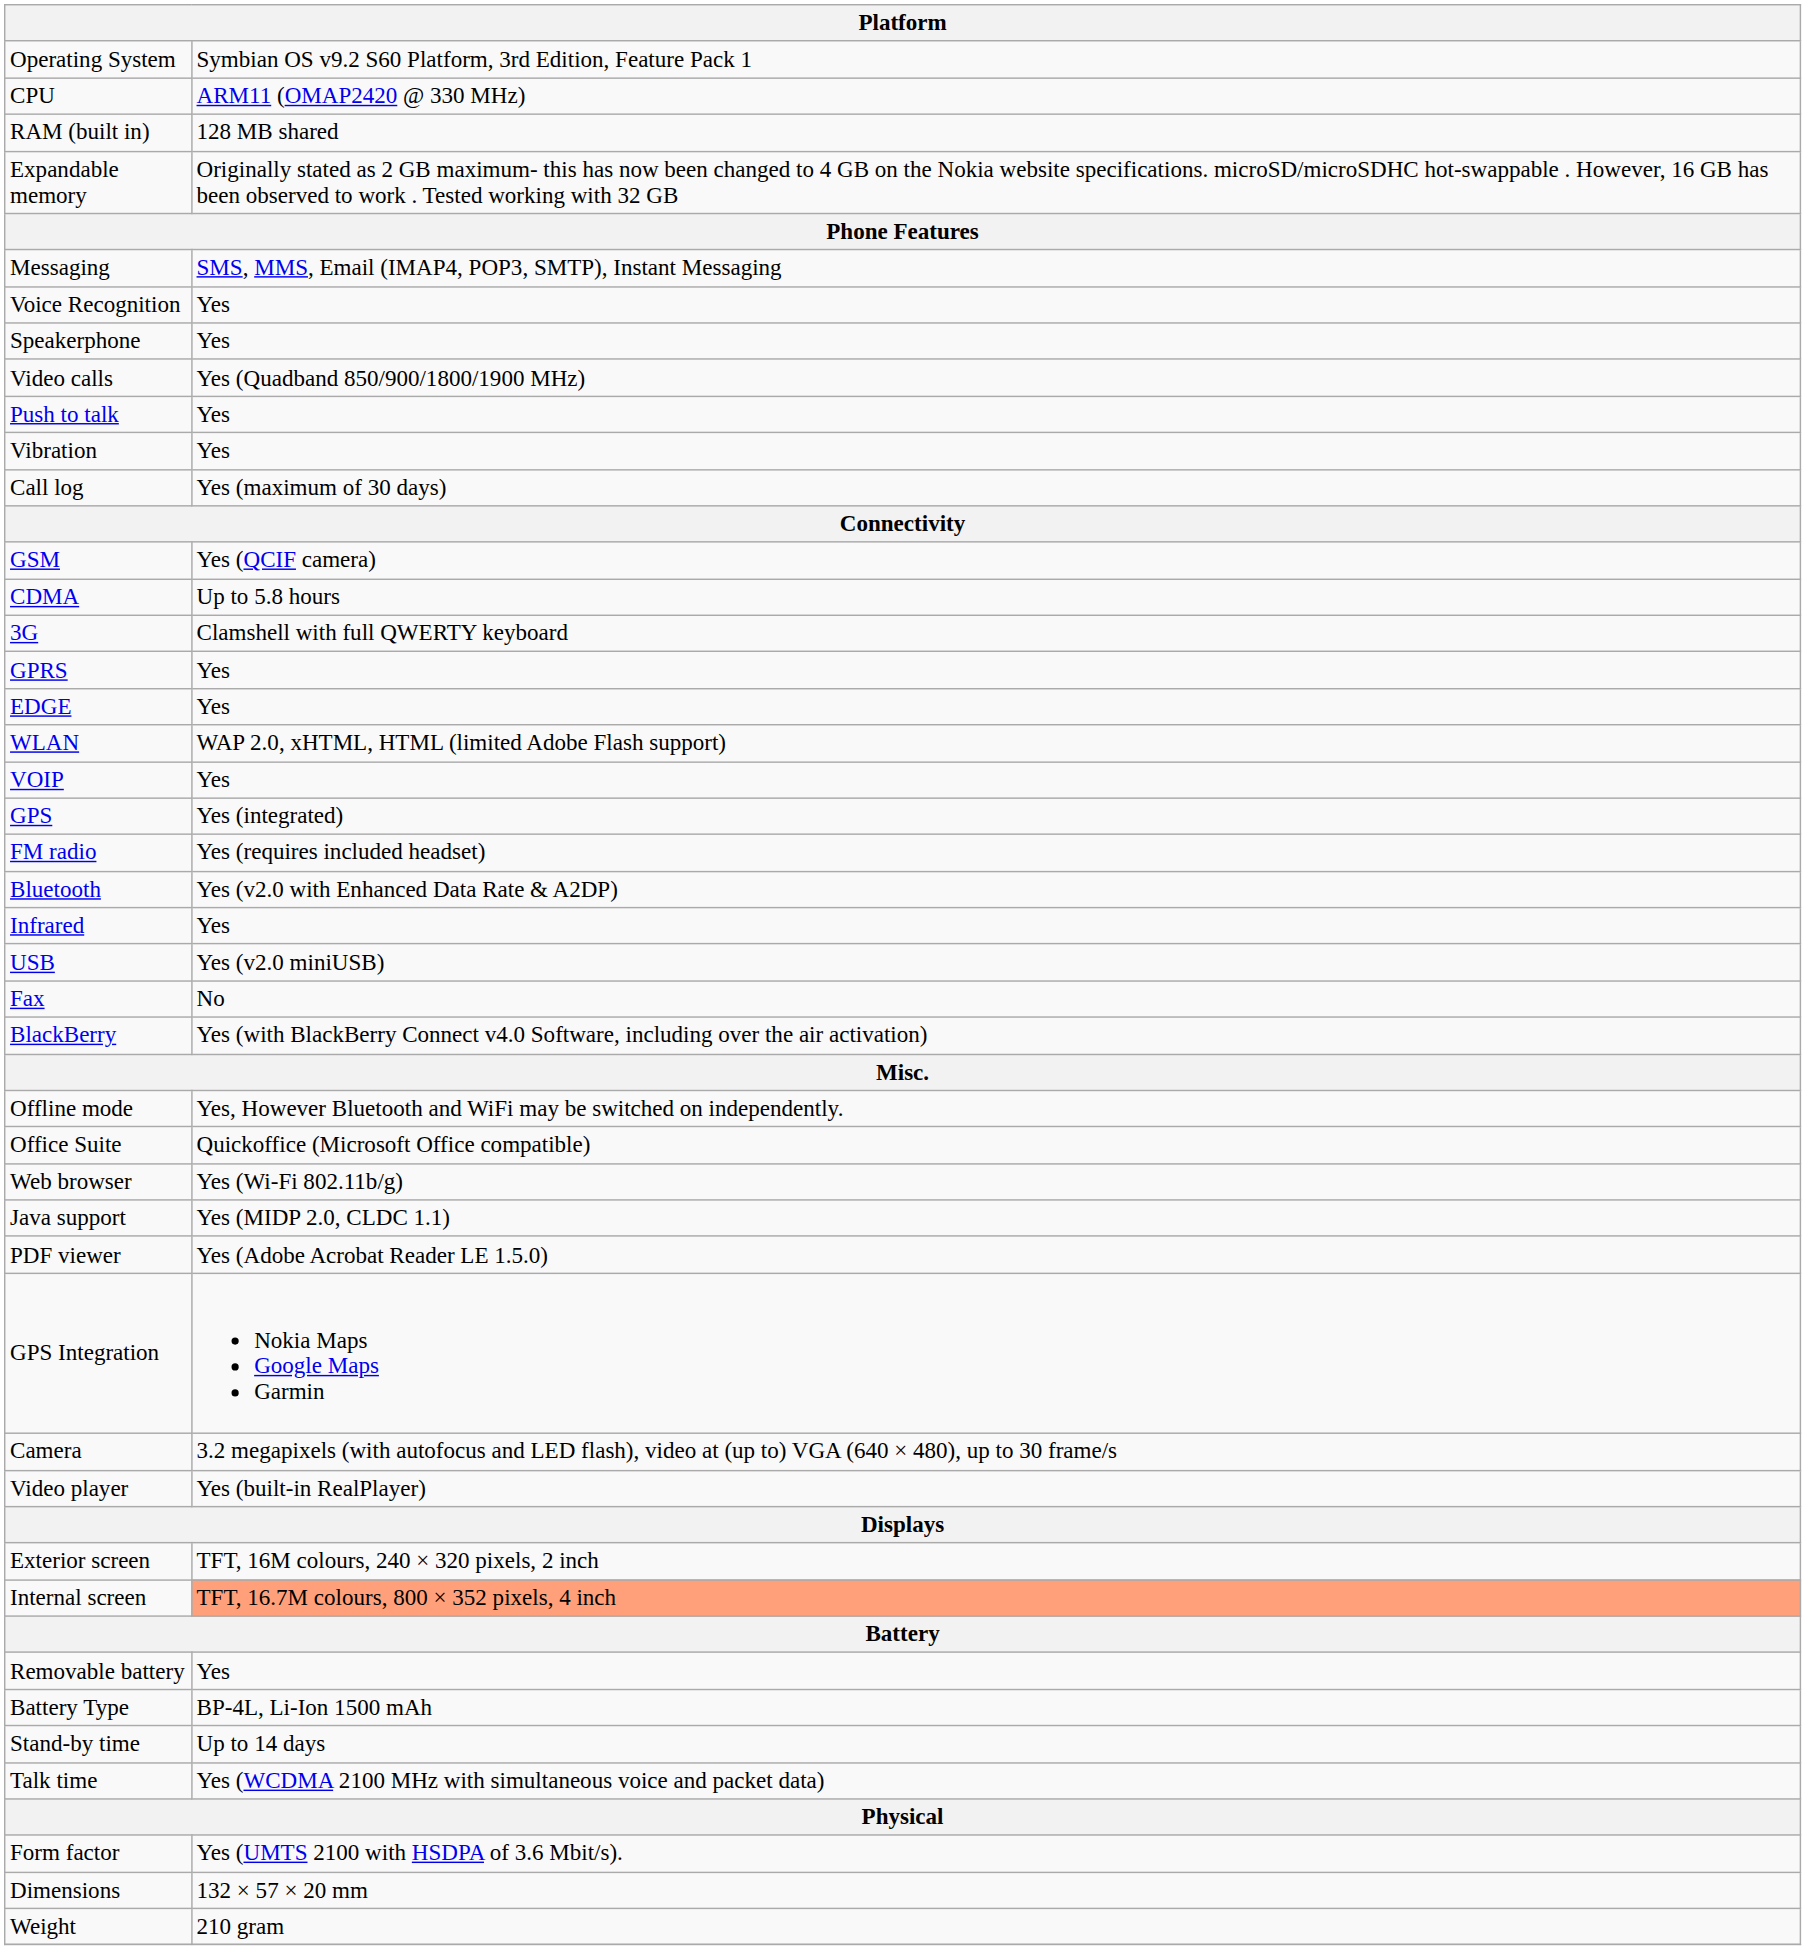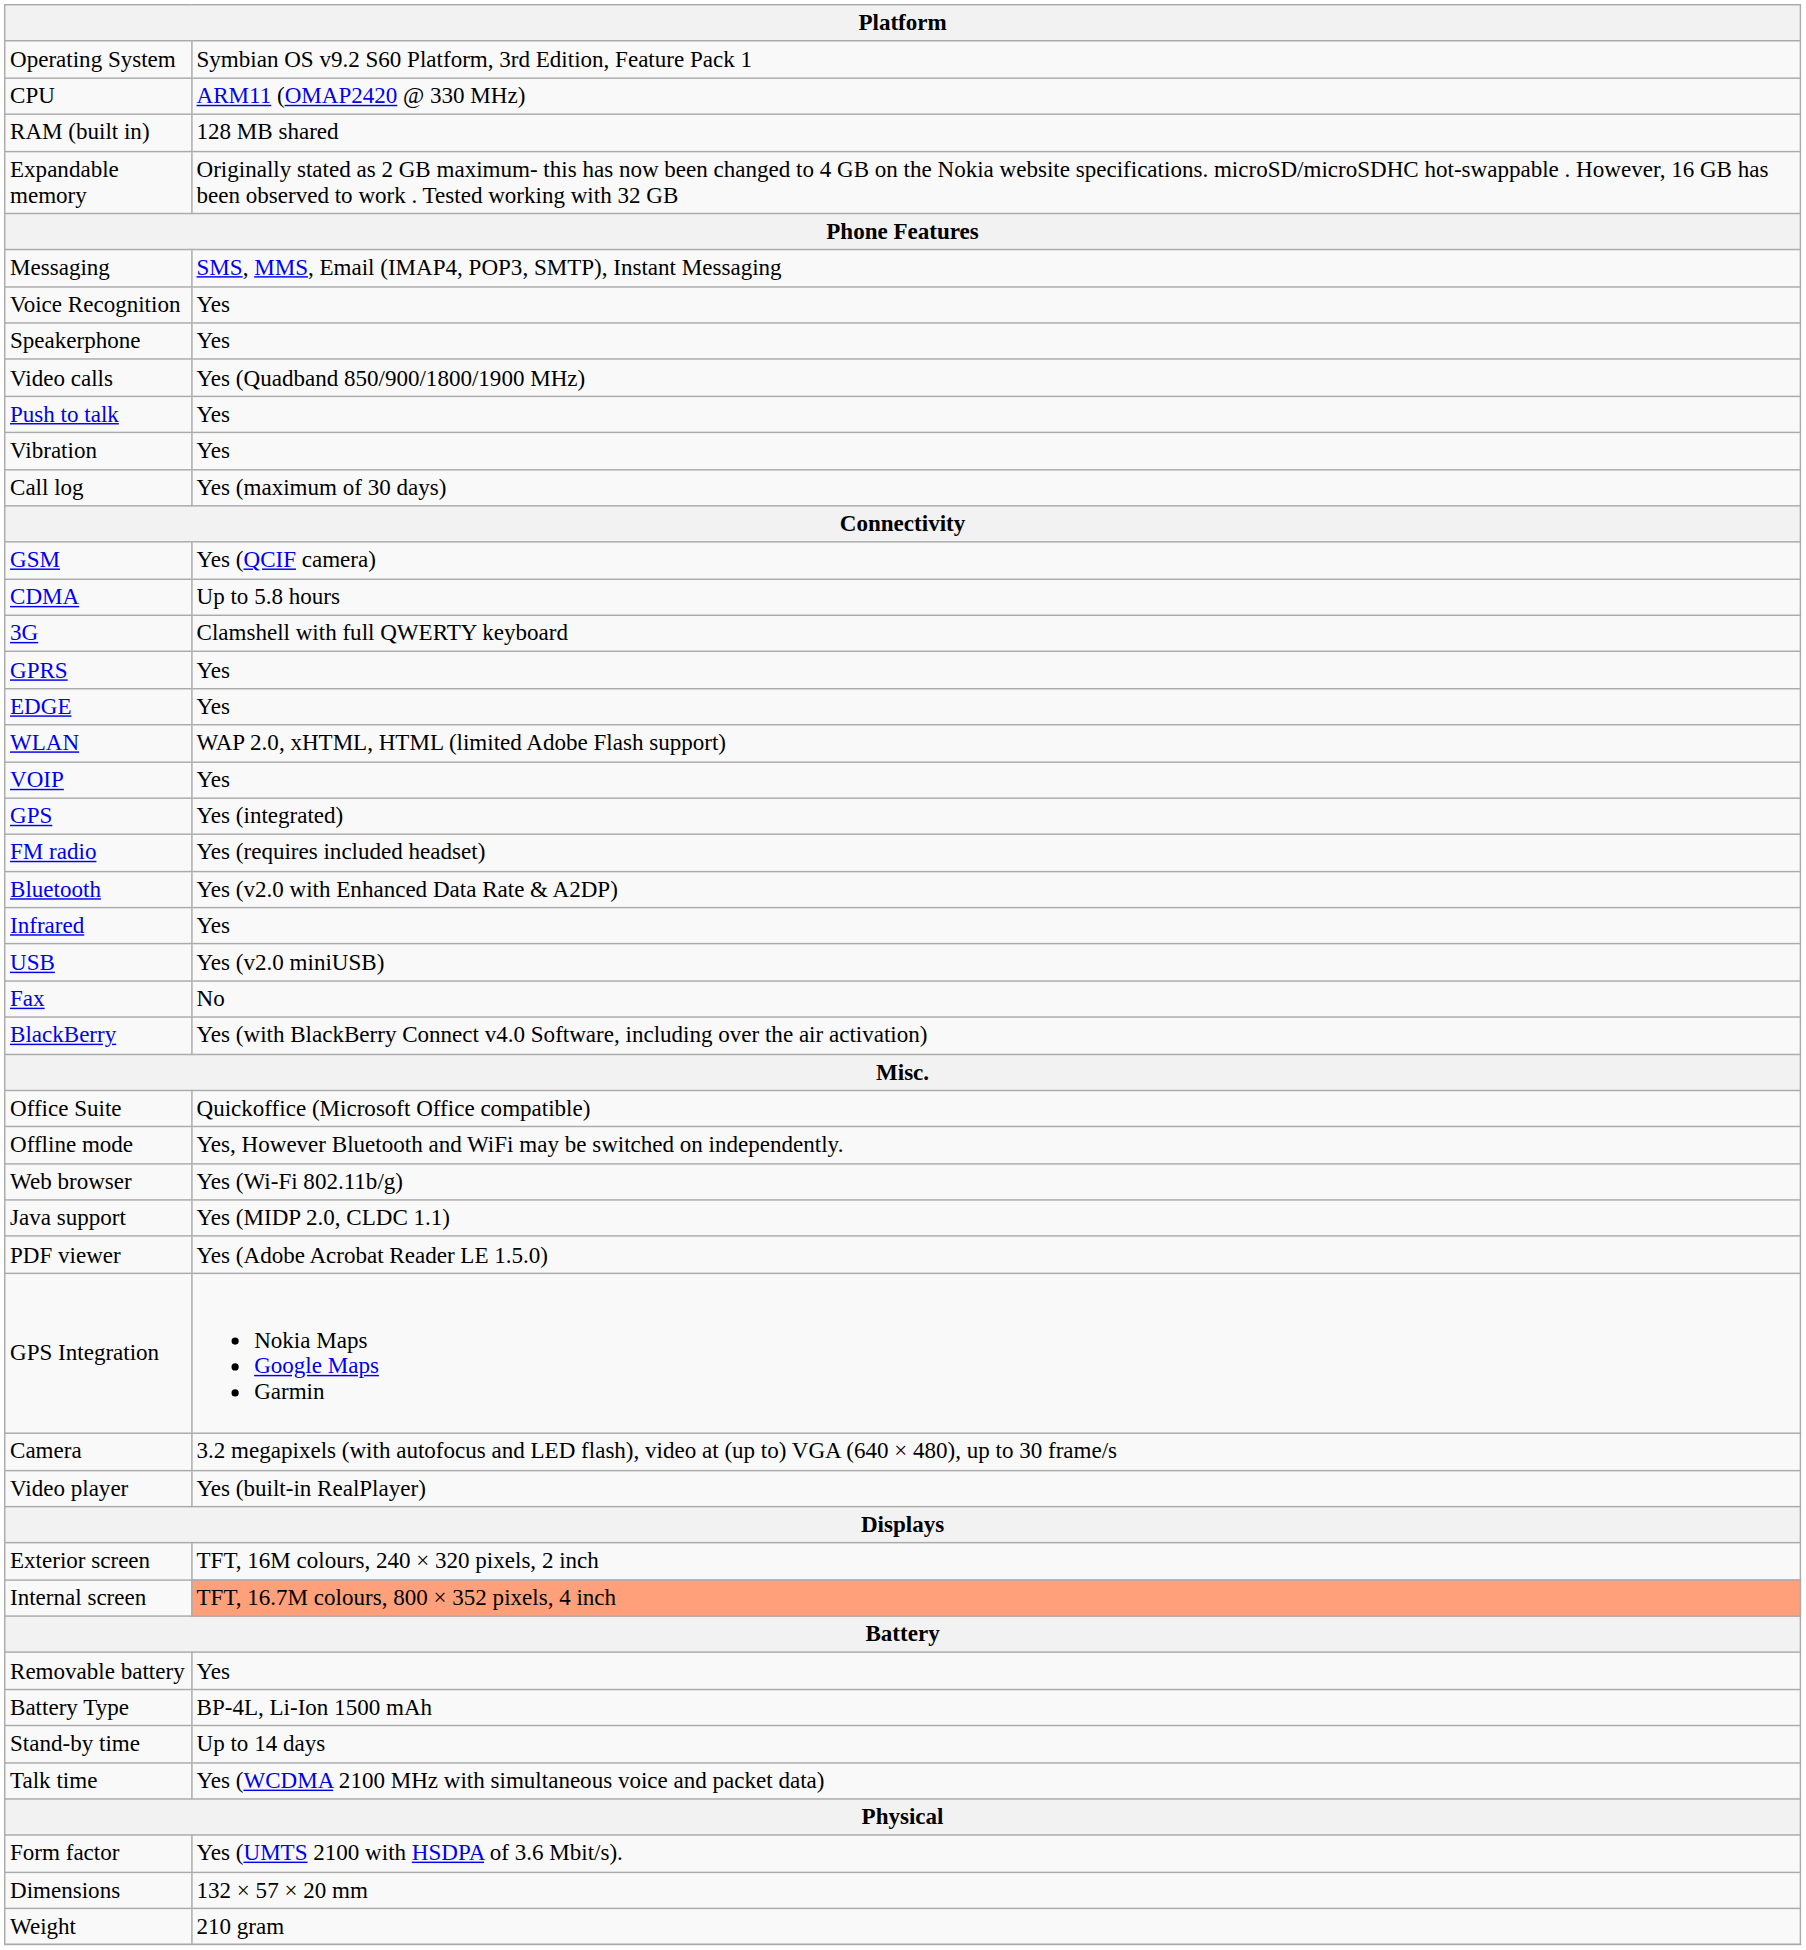rows swapped: (72, 1108) <-> (66, 1144)
